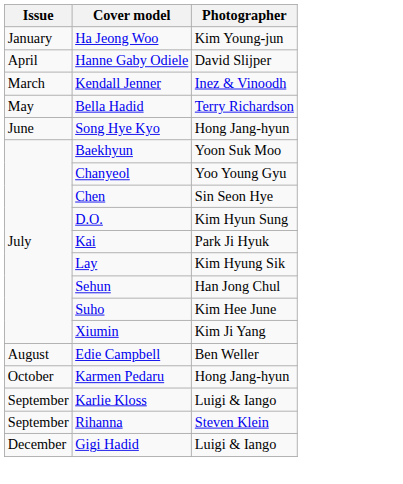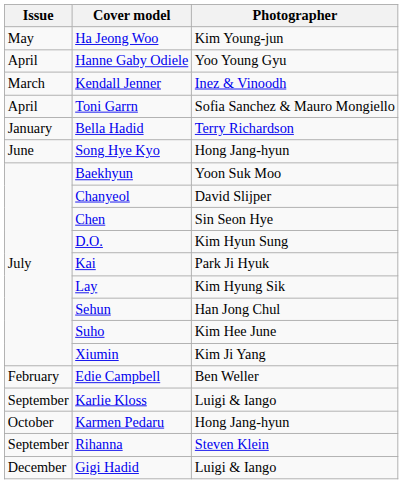(30, 38) January -> (21, 38) May
(233, 60) David Slijper -> (241, 60) Yoo Young Gyu
+ row: (107, 106)
(21, 106) May -> (30, 128) January
(241, 173) Yoo Young Gyu -> (233, 196) David Slijper
(28, 354) August -> (33, 377) February
rows swapped: (111, 399) <-> (120, 377)
